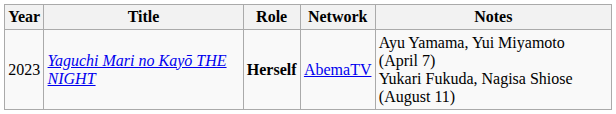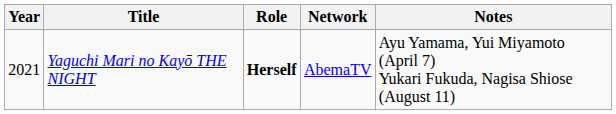(24, 69) 2023 -> (24, 69) 2021
